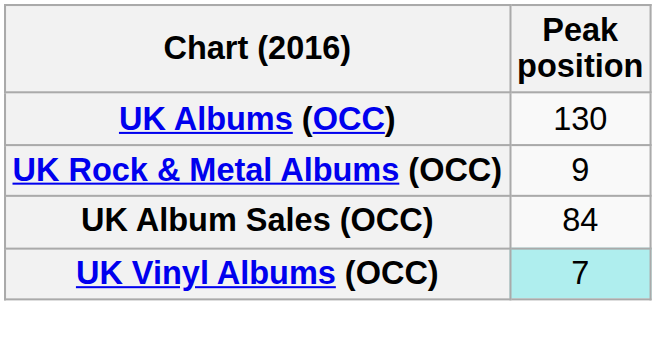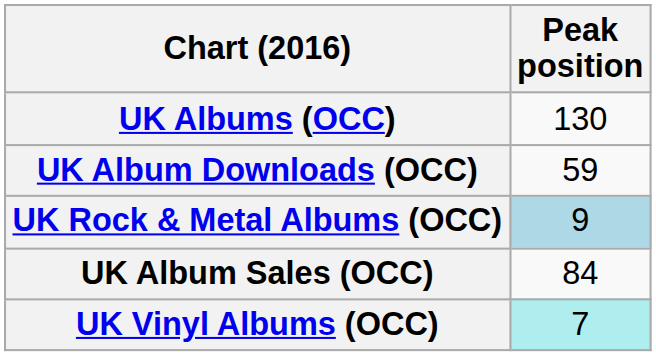+ row: (257, 169)
(580, 169) no background -> (580, 221) lightblue background
